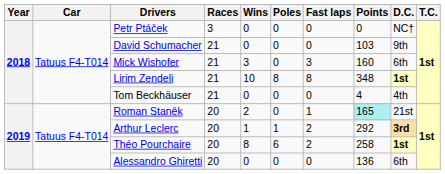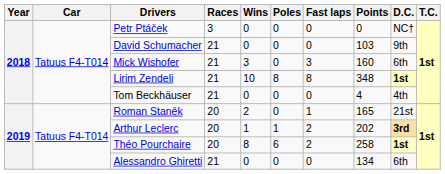(365, 111) paleturquoise background -> (365, 111) no background
(365, 128) 292 -> (365, 128) 202
(213, 161) 20 -> (213, 161) 21
(365, 161) 136 -> (365, 161) 134
